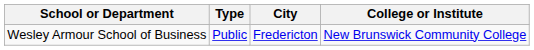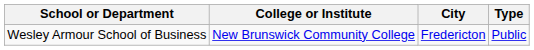columns swapped: (425, 14) <-> (230, 14)
